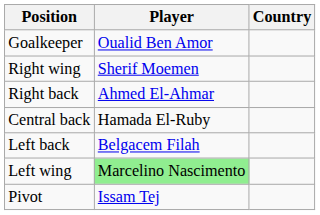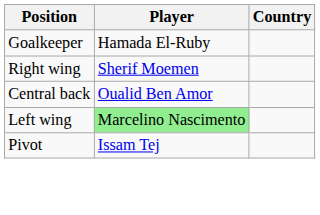(155, 42) Oualid Ben Amor -> (154, 42) Hamada El-Ruby
- row: (43, 94)
(154, 119) Hamada El-Ruby -> (155, 94) Oualid Ben Amor
- row: (39, 145)
